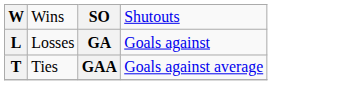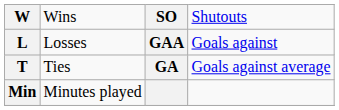(99, 42) GA -> (167, 42) GAA
(99, 67) GAA -> (167, 67) GA
+ row: (93, 92)
